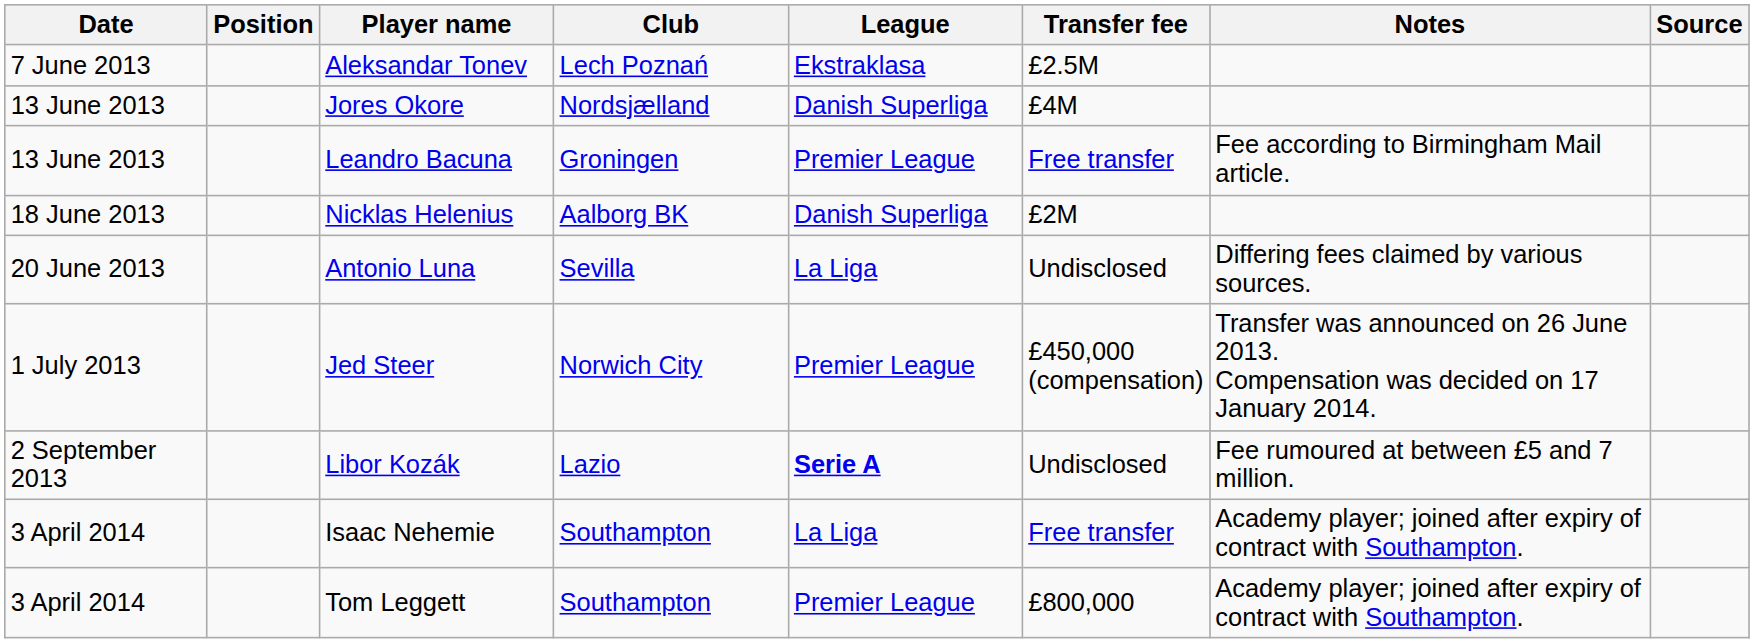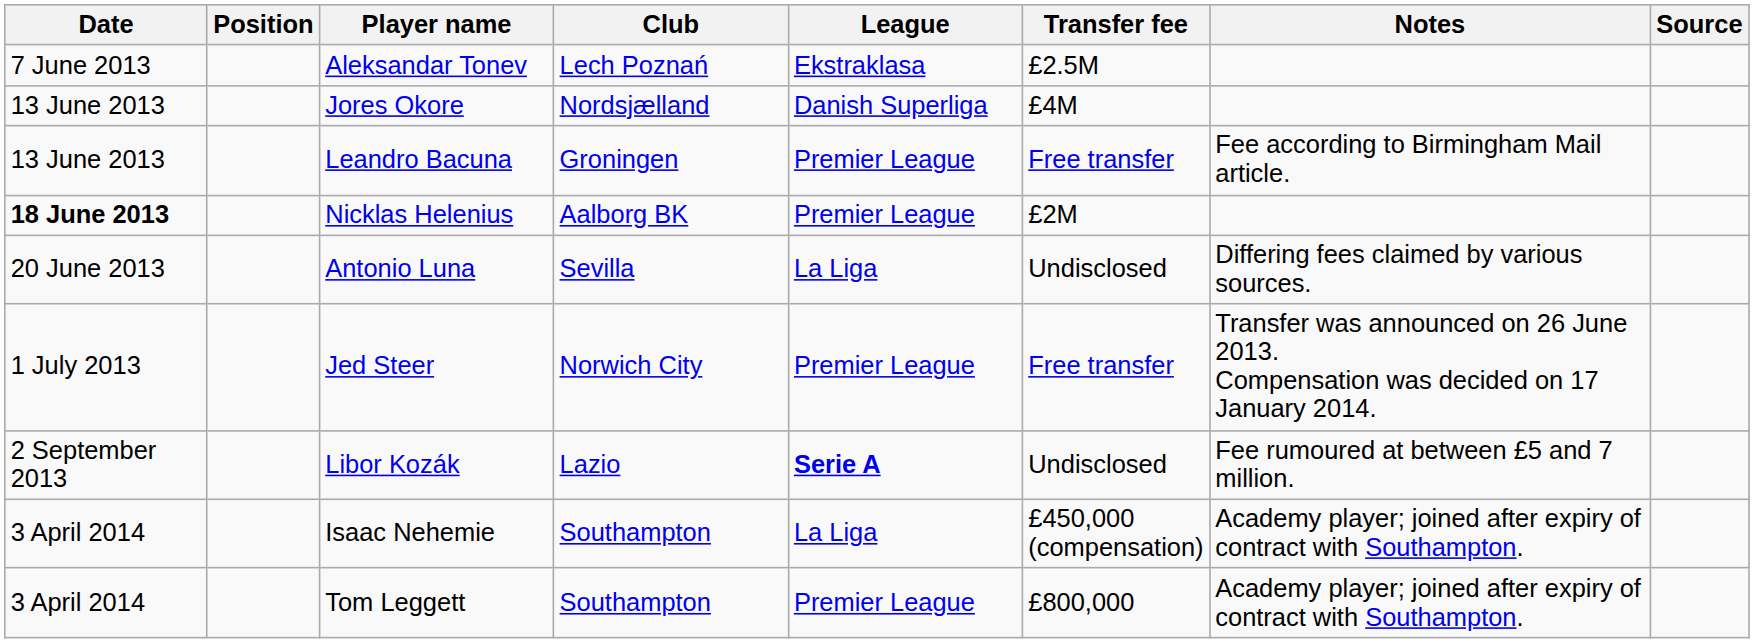(88, 214) normal -> (90, 214) bold
(891, 214) Danish Superliga -> (884, 214) Premier League
(1116, 366) £450,000 (compensation) -> (1101, 366) Free transfer
(1101, 533) Free transfer -> (1116, 533) £450,000 (compensation)
